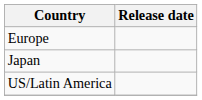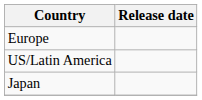rows swapped: (60, 83) <-> (24, 60)
